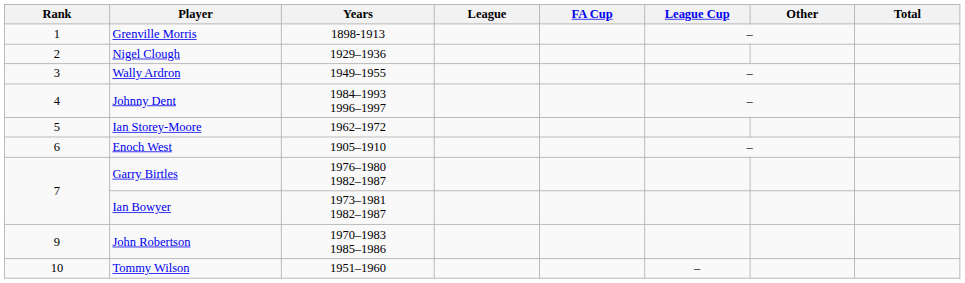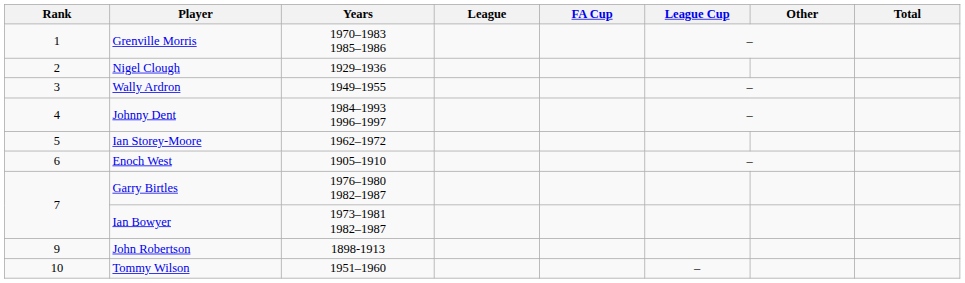(358, 34) 1898-1913 -> (358, 41) 1970–1983 1985–1986
(358, 241) 1970–1983 1985–1986 -> (358, 248) 1898-1913
